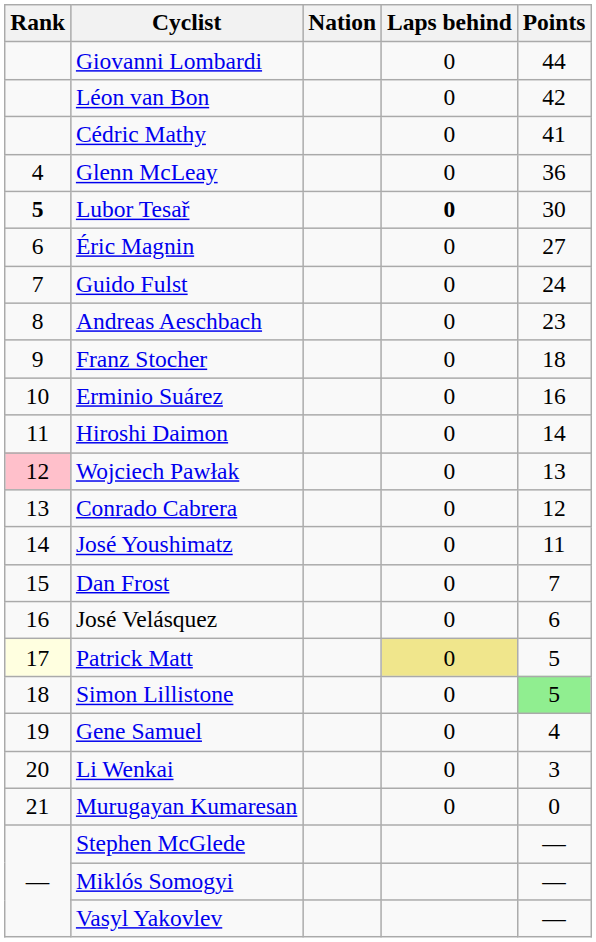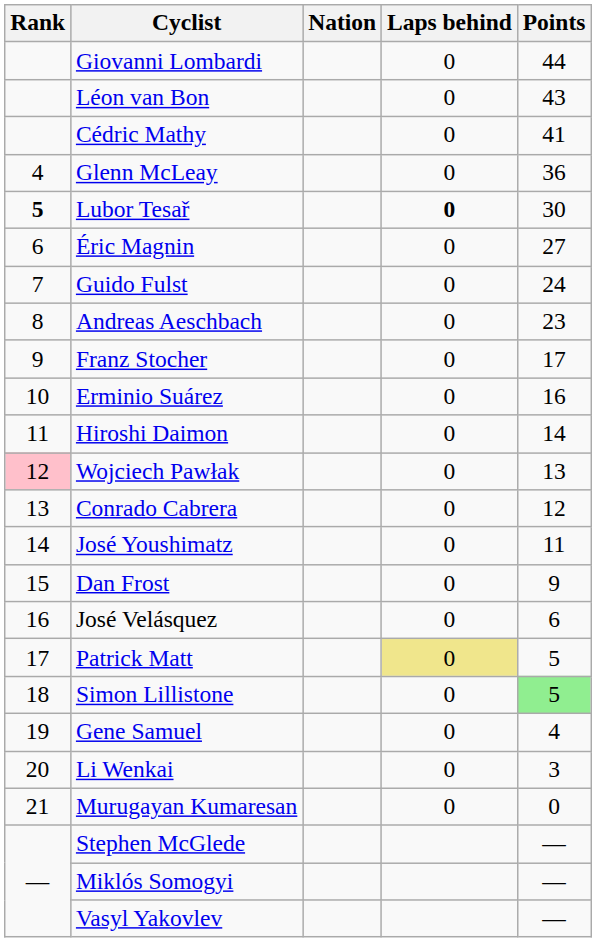(554, 97) 42 -> (554, 97) 43
(554, 358) 18 -> (554, 358) 17
(554, 582) 7 -> (554, 582) 9
(38, 657) lightyellow background -> (38, 657) no background
